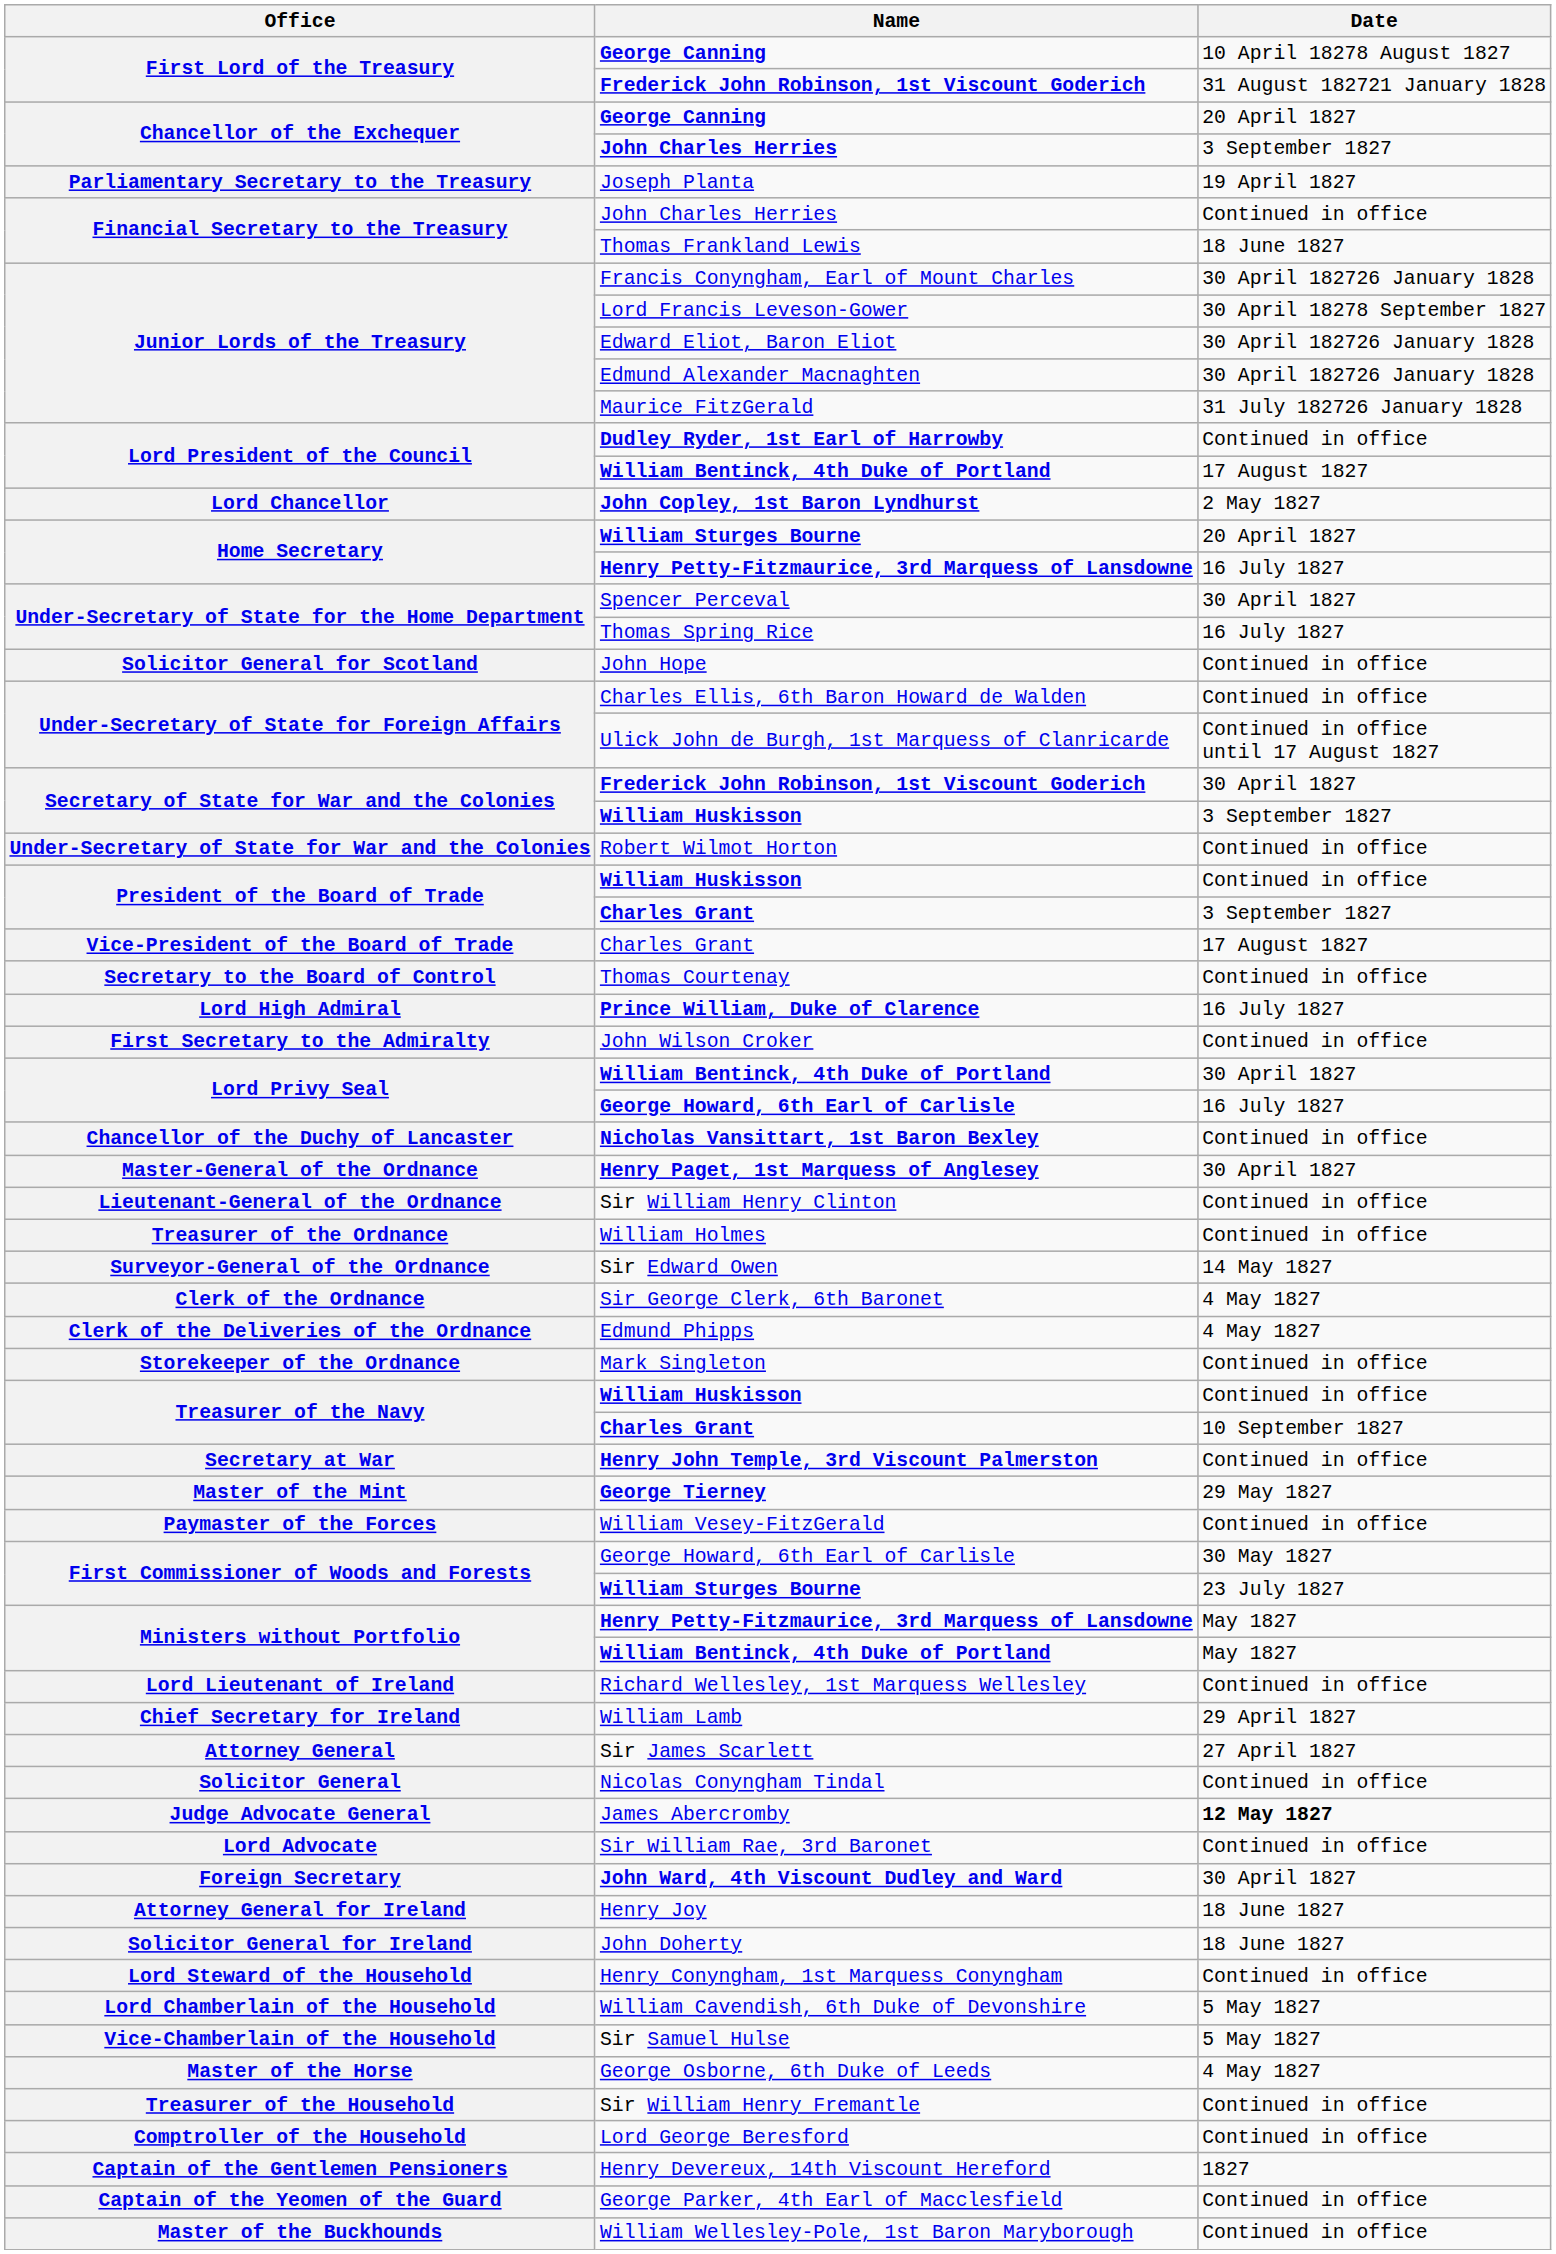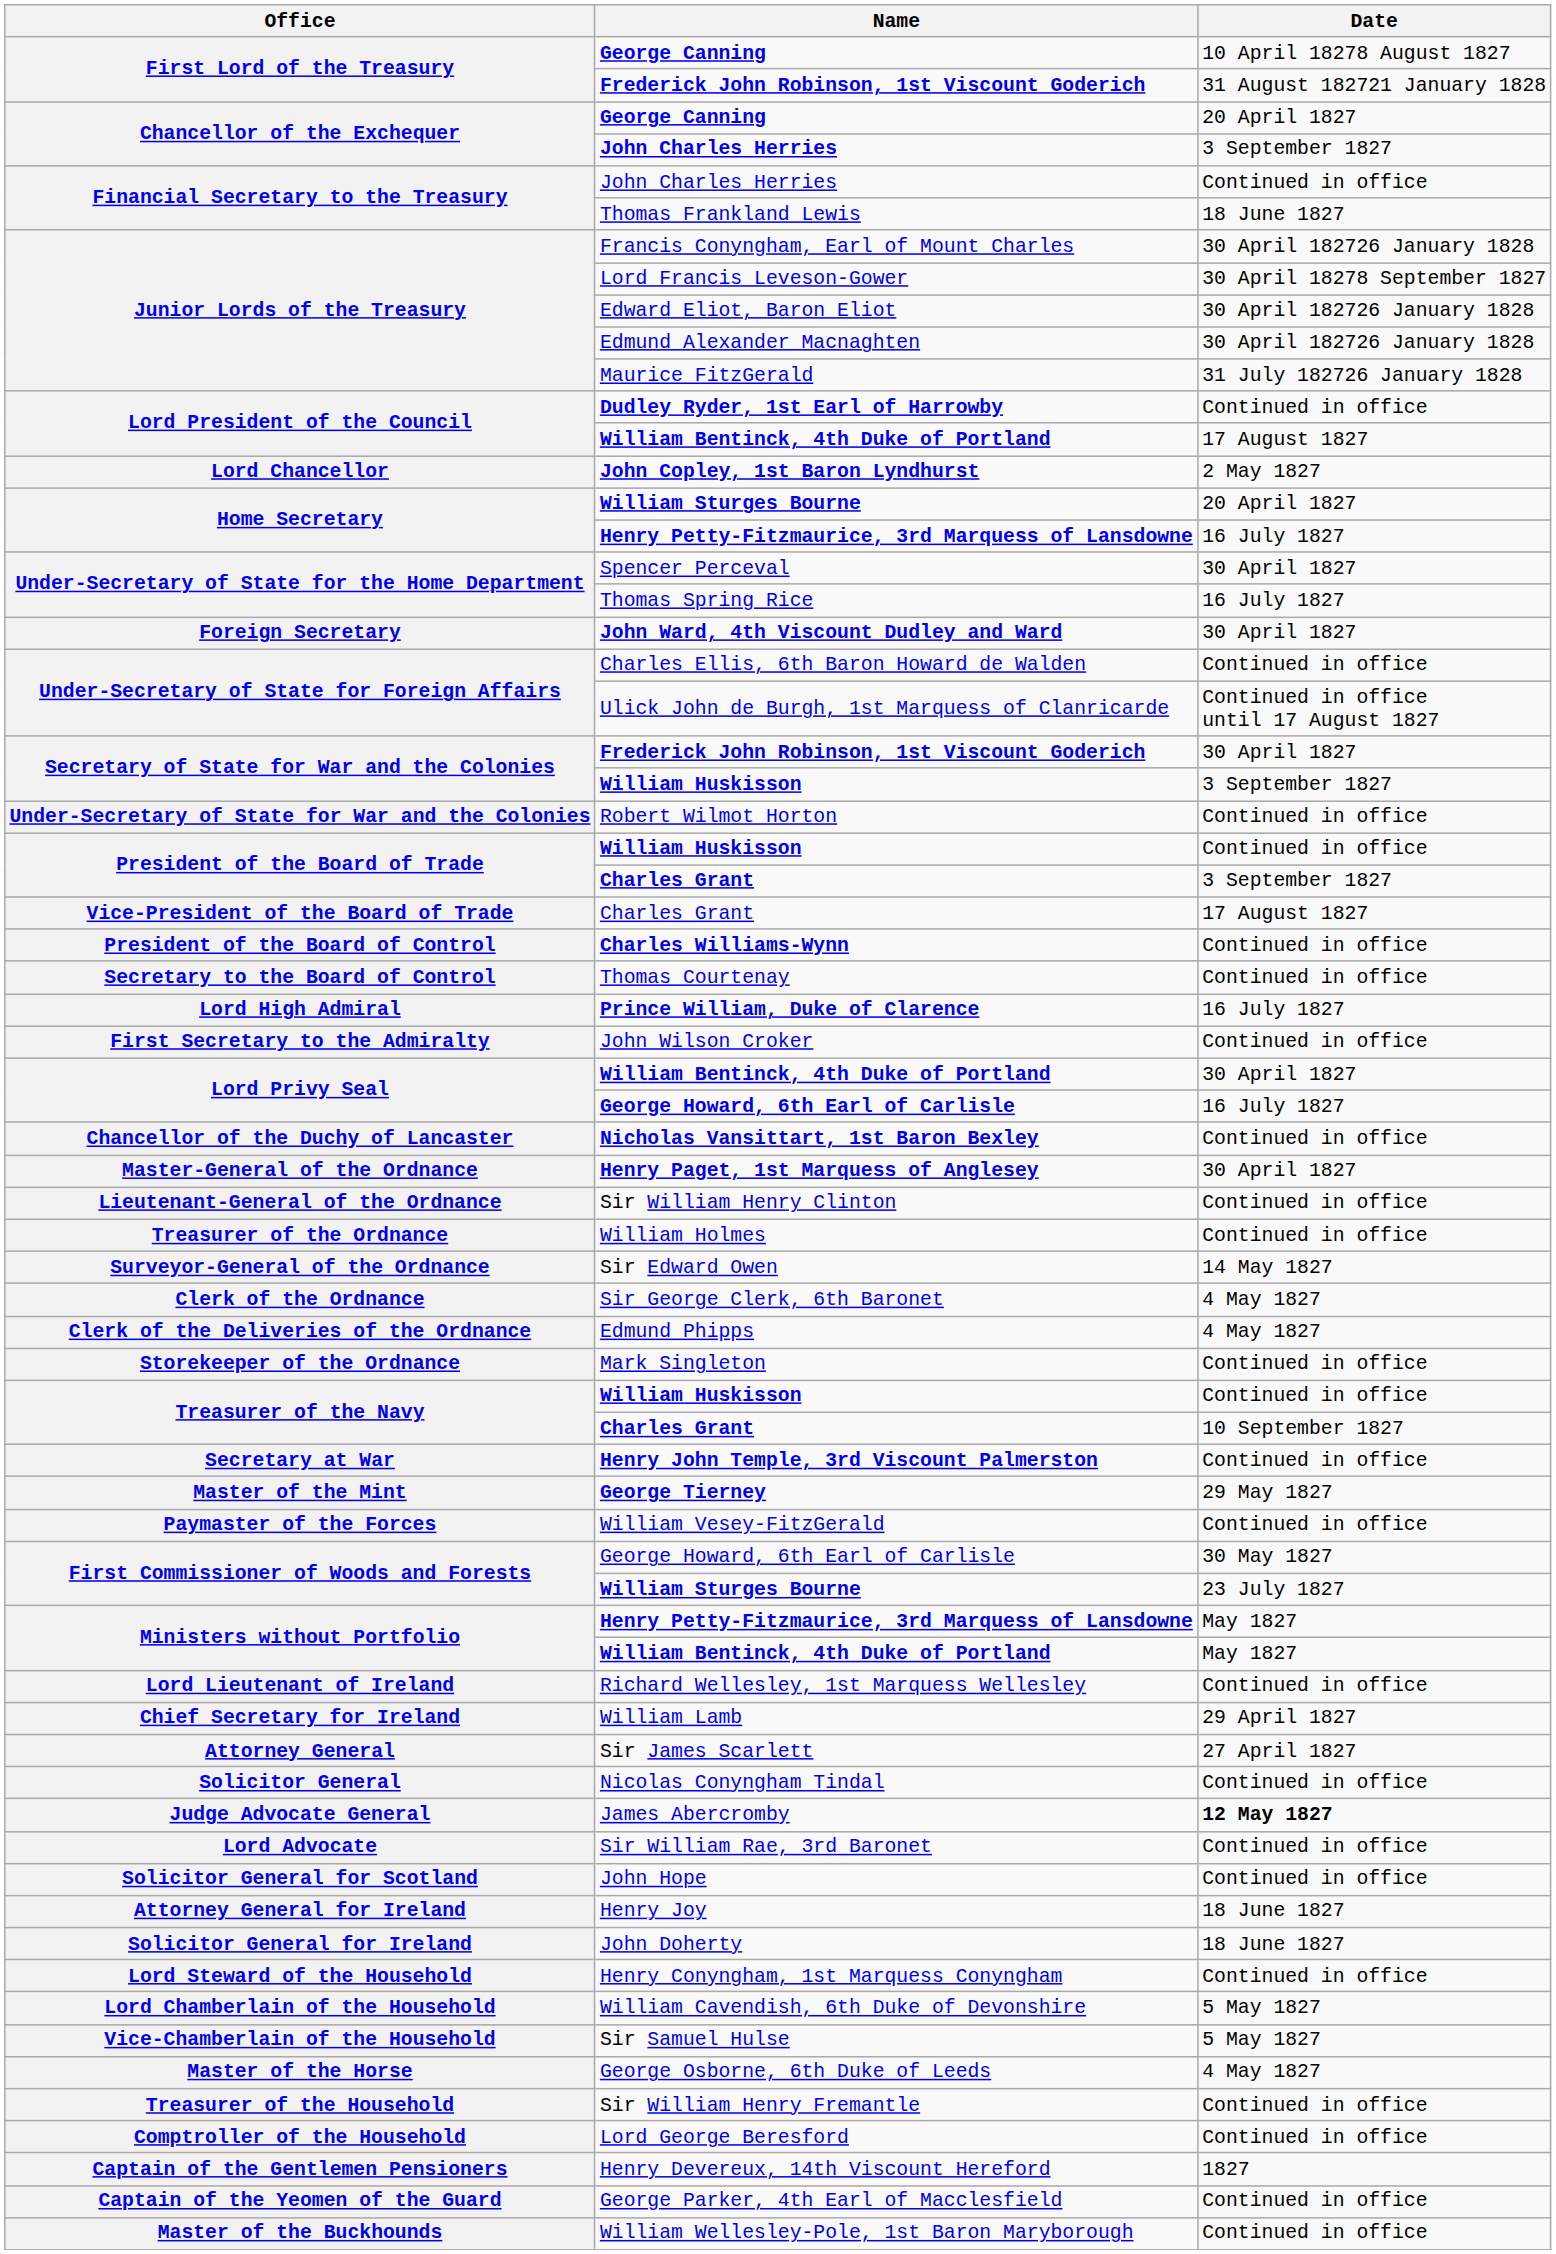- row: (300, 182)
rows swapped: (300, 1879) <-> (300, 665)
+ row: (300, 945)
